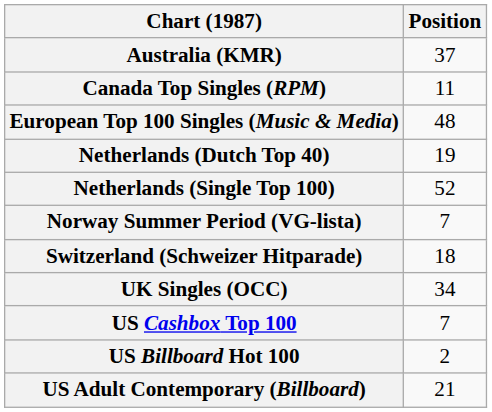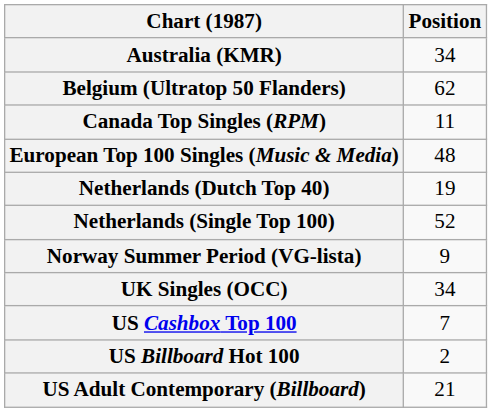(445, 54) 37 -> (445, 54) 34
+ row: (204, 88)
(445, 222) 7 -> (445, 255) 9
- row: (204, 255)
